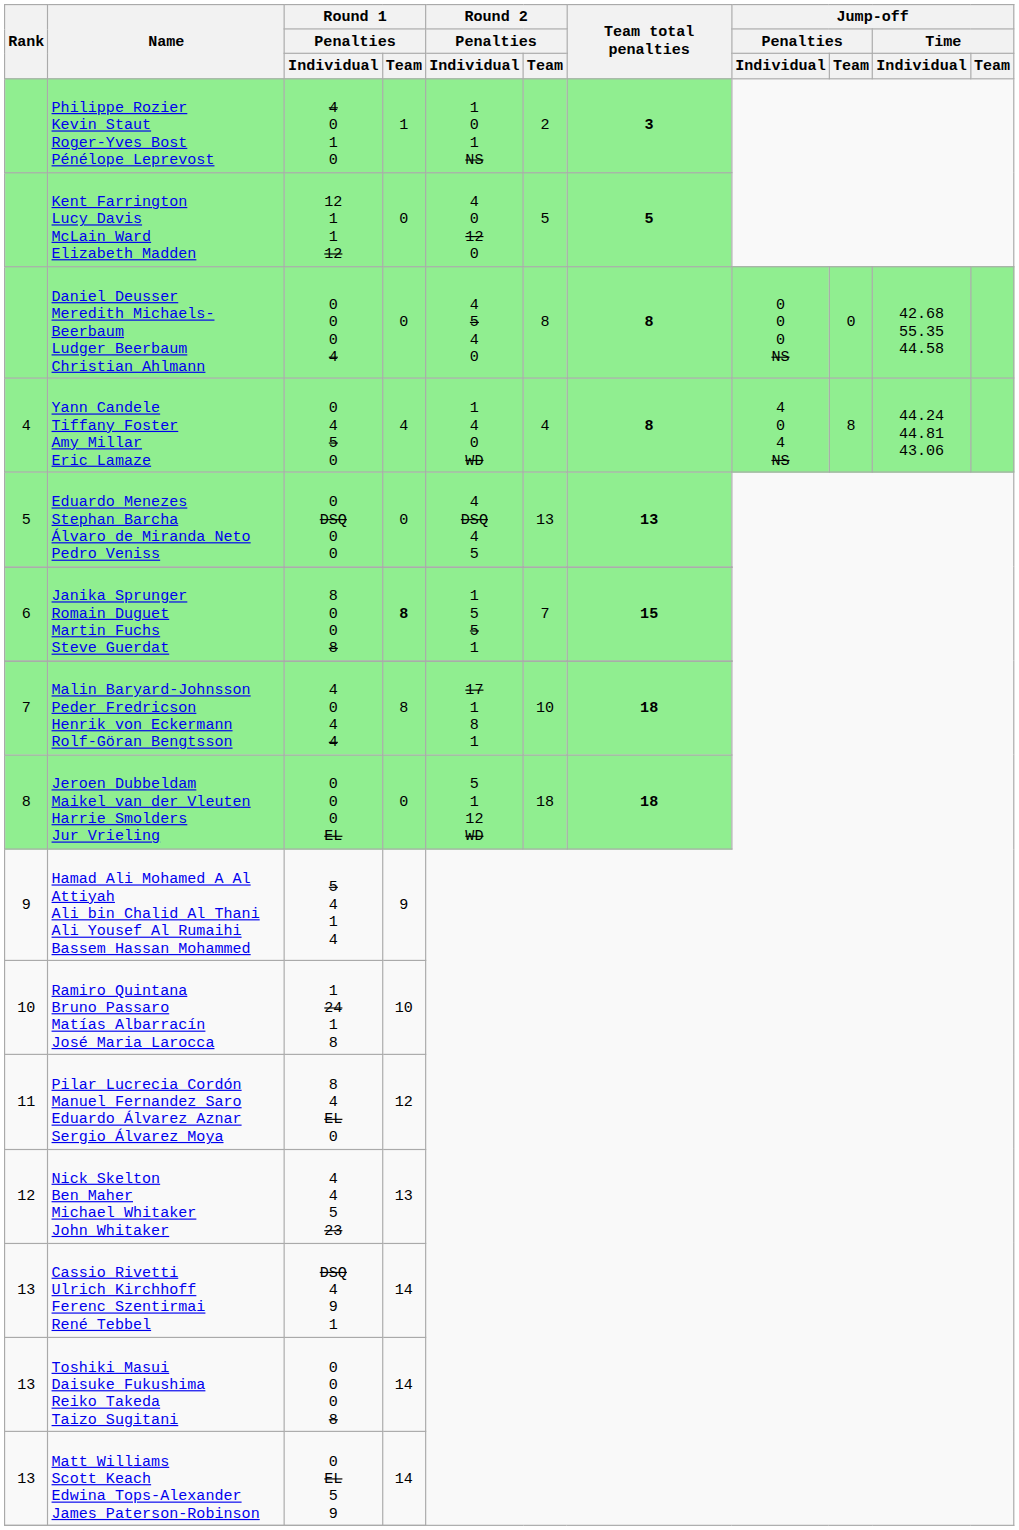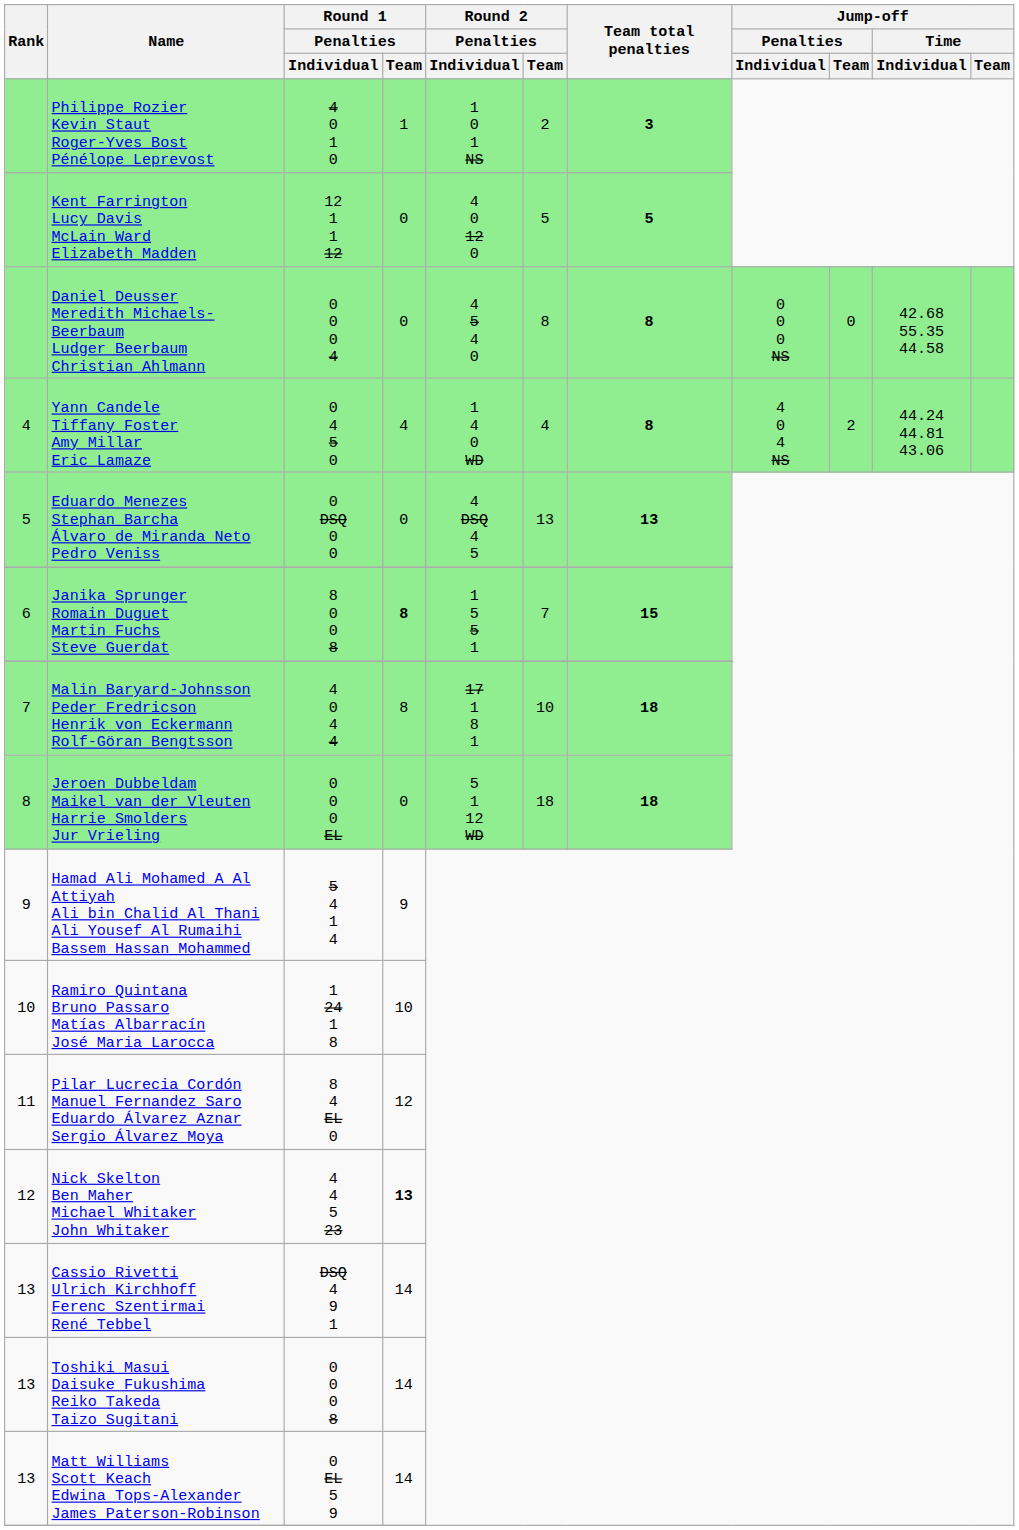(851, 425) 8 -> (851, 425) 2
(404, 1196) normal -> (404, 1196) bold
